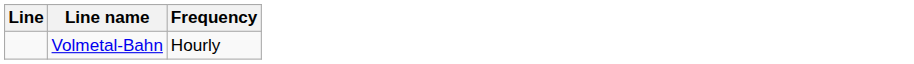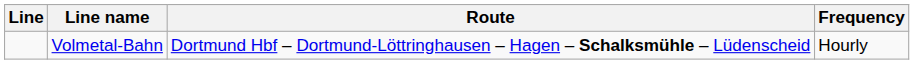+ column: (491, 18)
